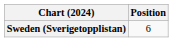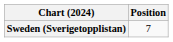(148, 28) 6 -> (148, 28) 7
